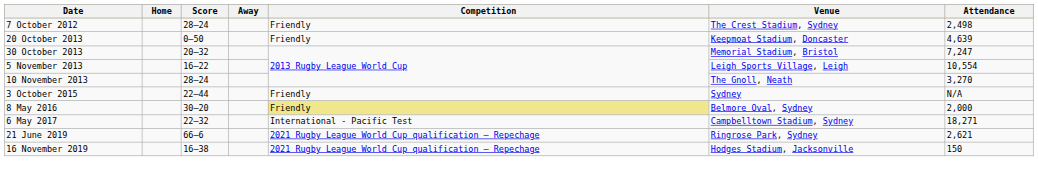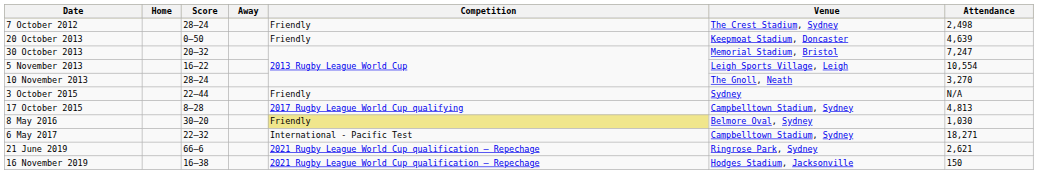+ row: (44, 108)
(960, 108) 2,000 -> (960, 121) 1,030
